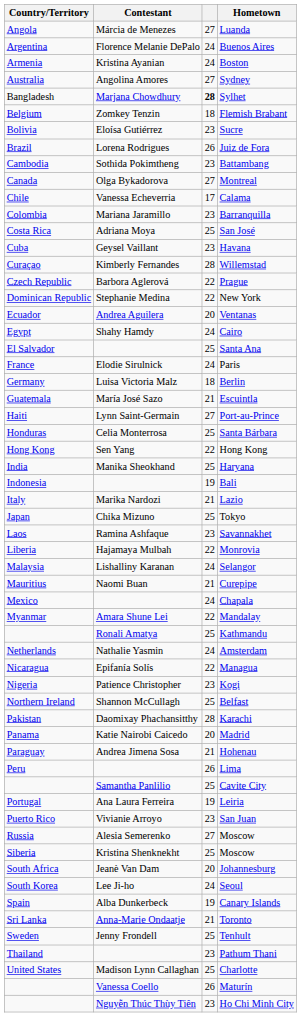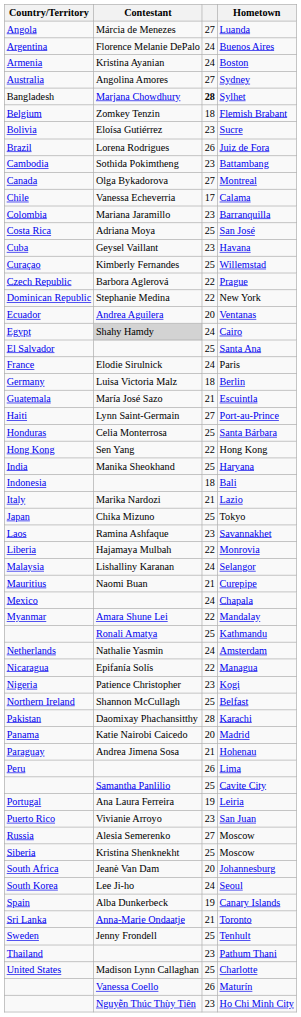(210, 264) 28 -> (210, 264) 25
(125, 332) no background -> (125, 332) lightgrey background
(210, 483) 19 -> (210, 483) 18
